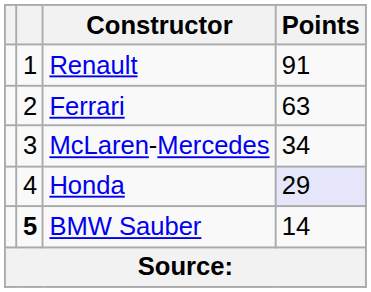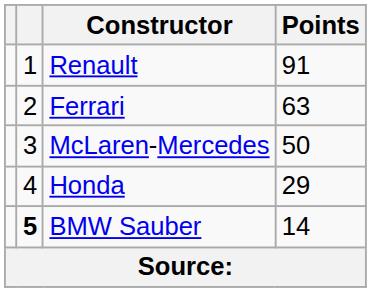(296, 146) 34 -> (296, 146) 50
(296, 186) lavender background -> (296, 186) no background
